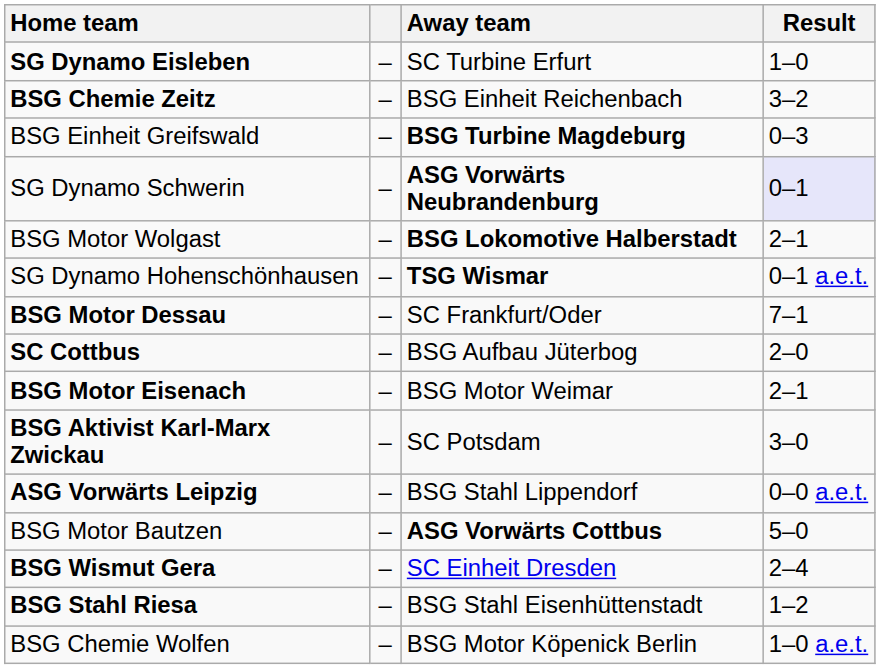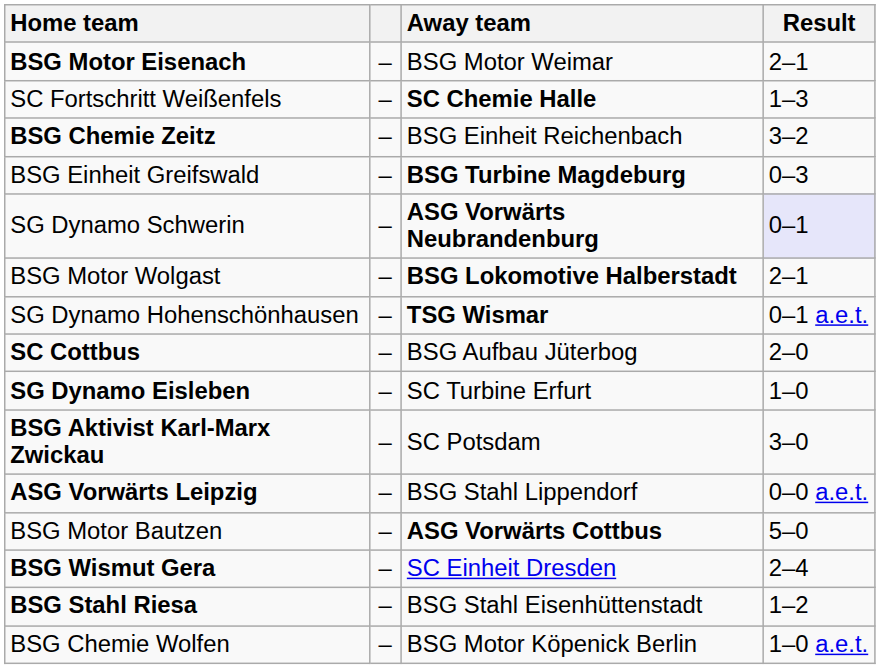rows swapped: (130, 61) <-> (128, 390)
+ row: (146, 99)
- row: (118, 314)
